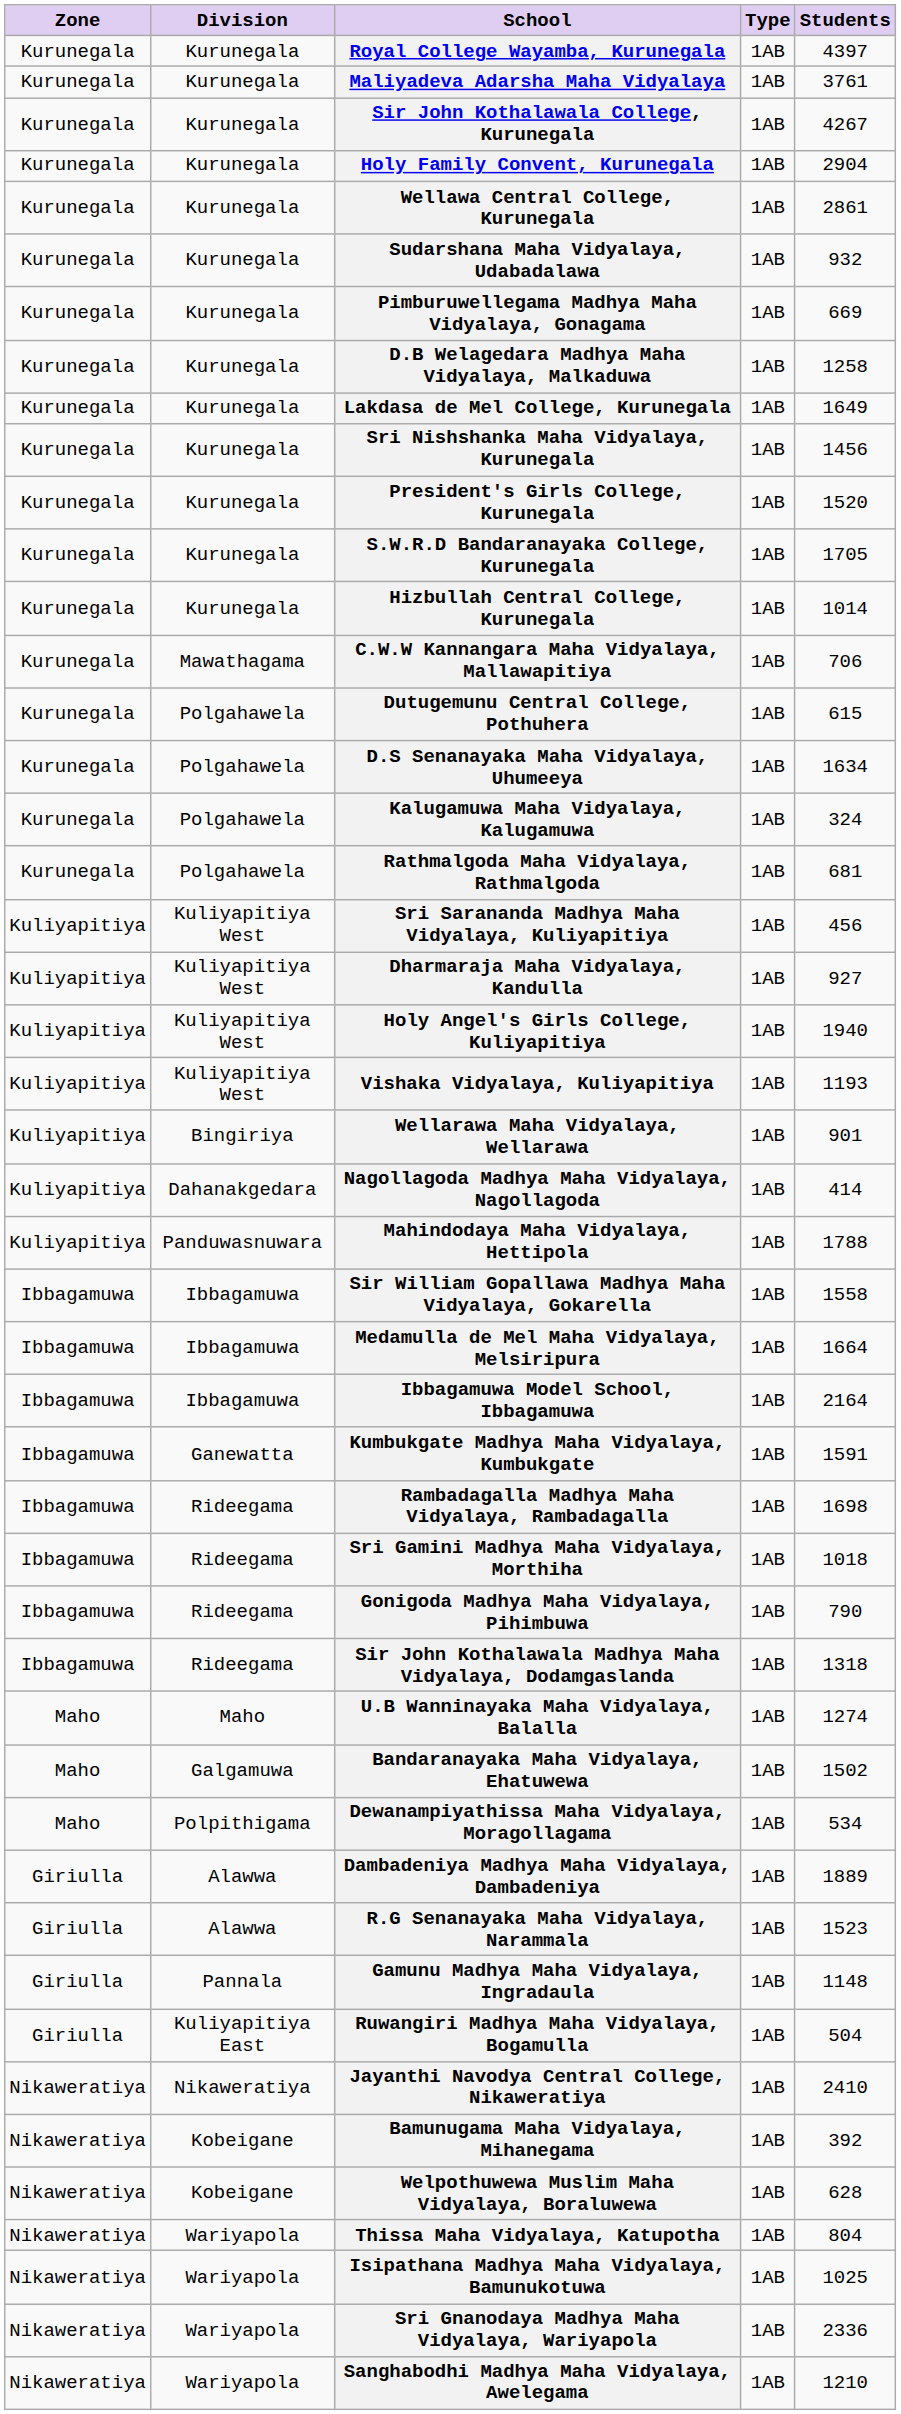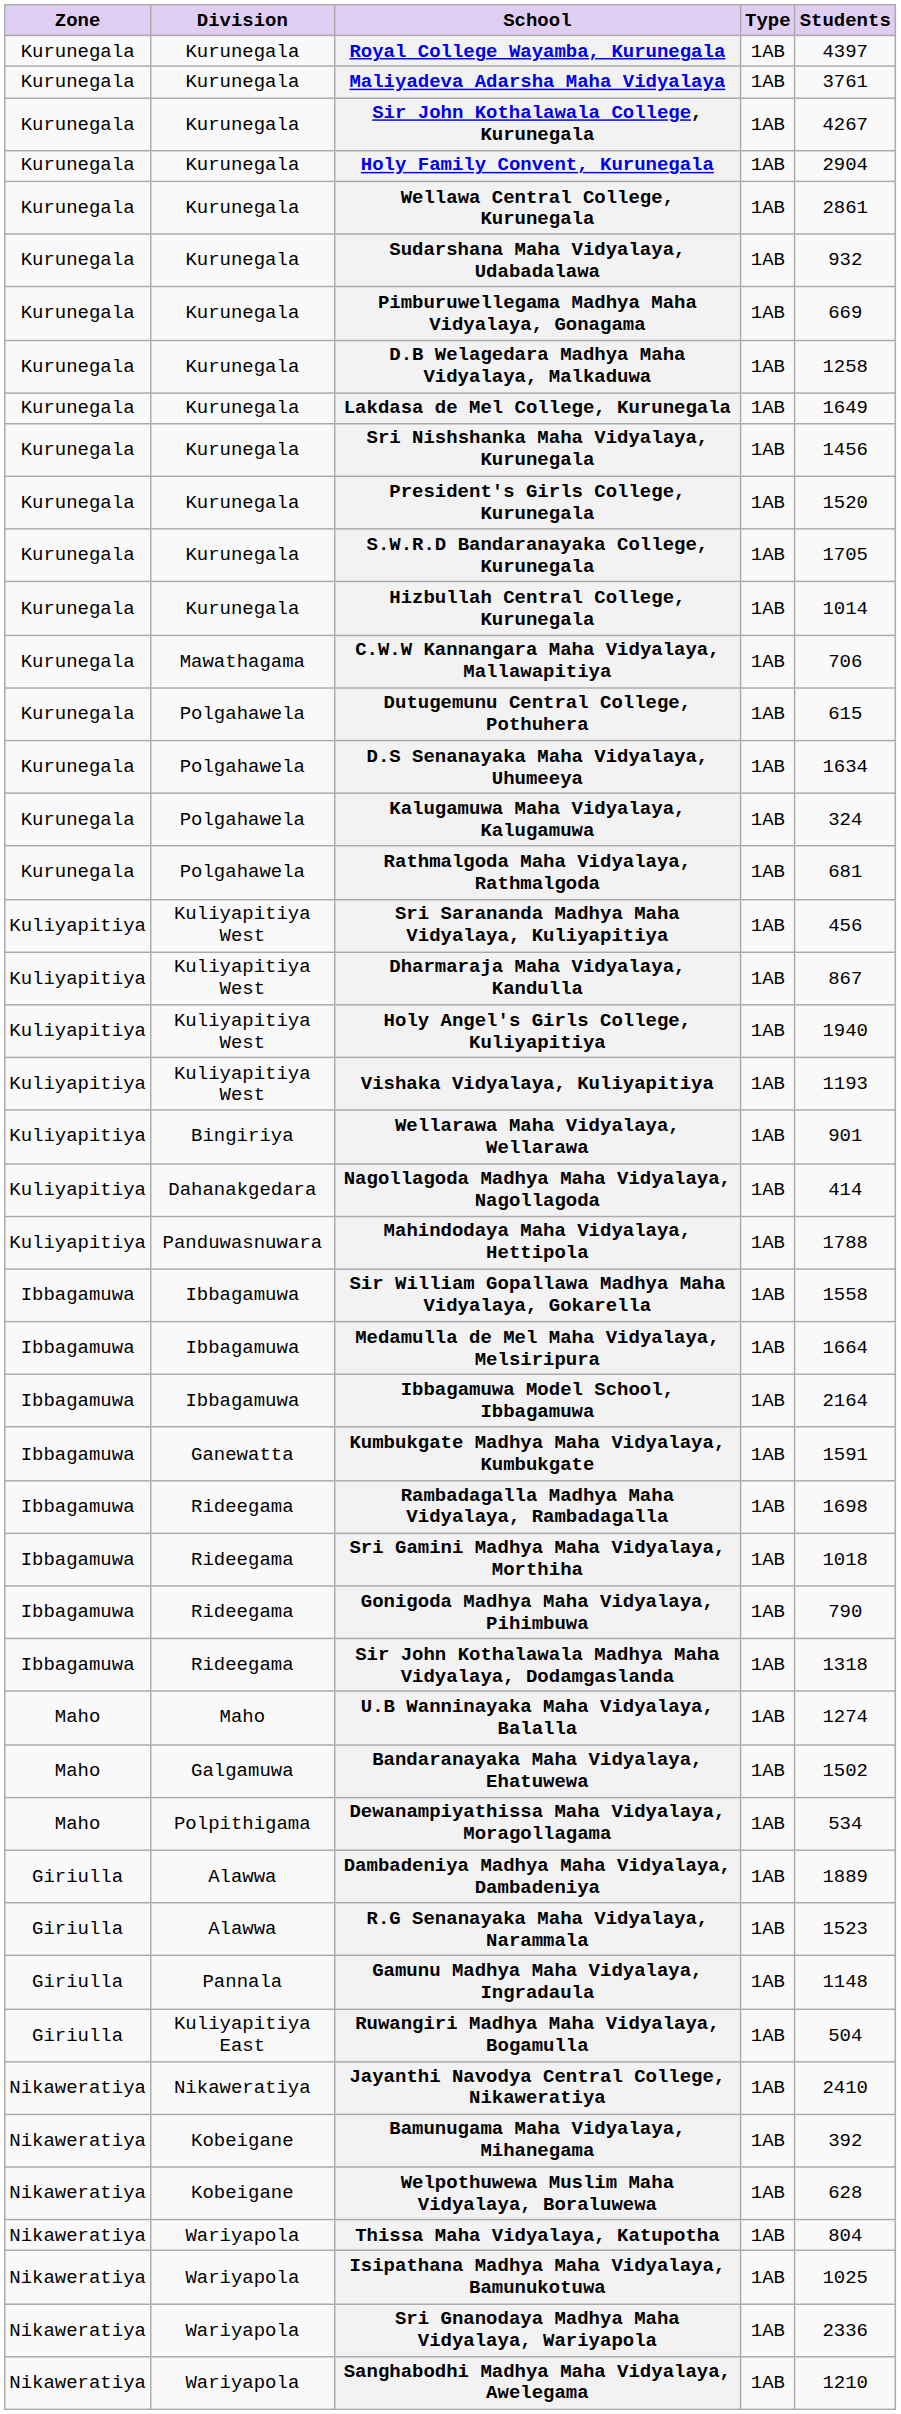(845, 978) 927 -> (845, 978) 867
